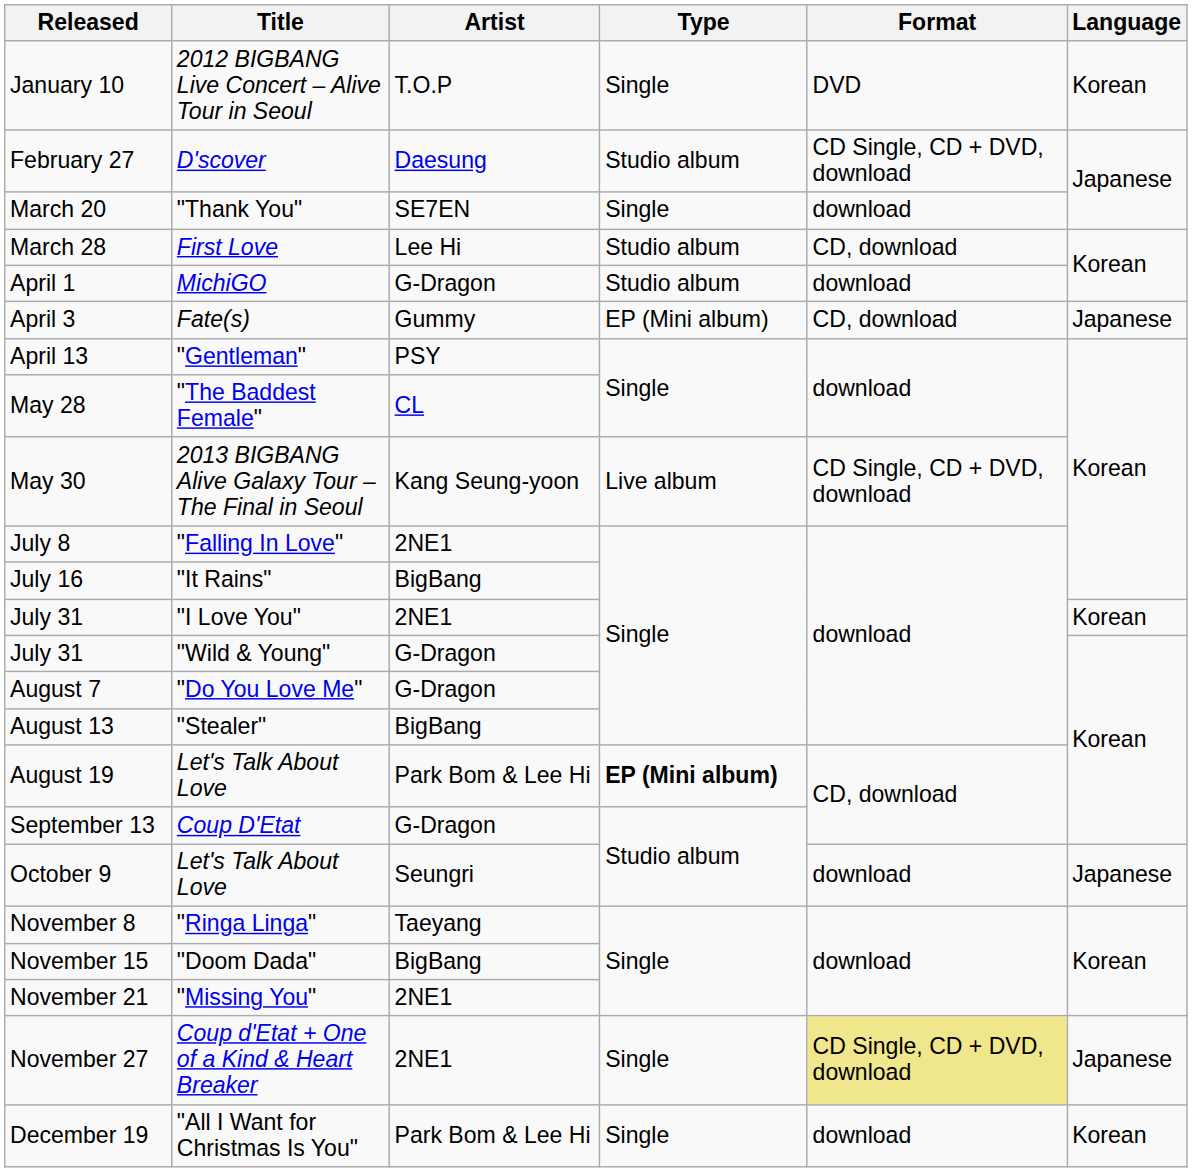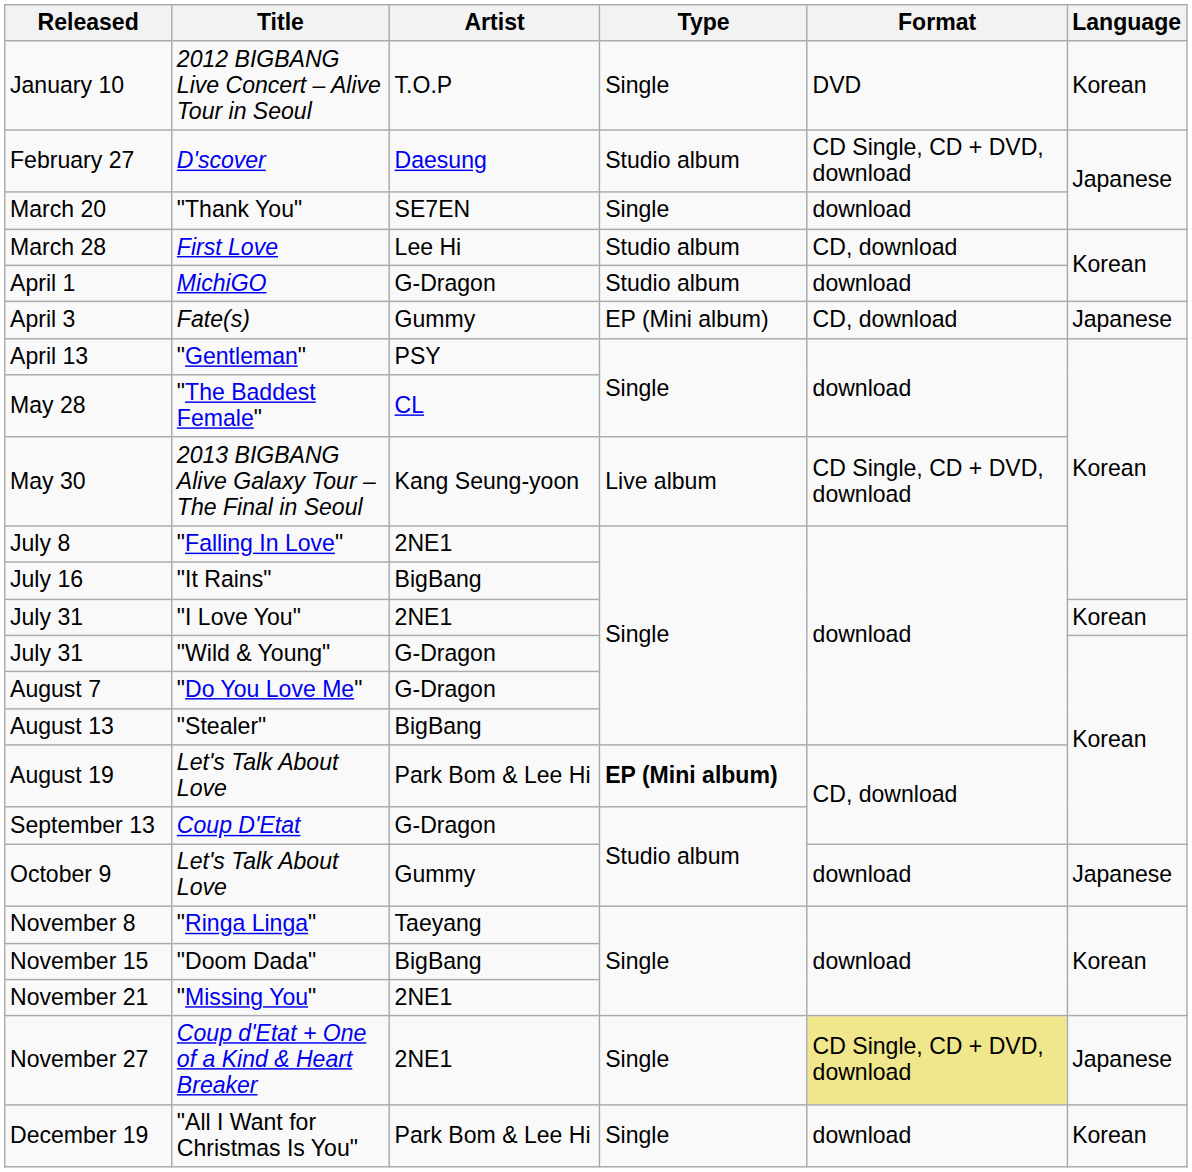(434, 874) Seungri -> (435, 874) Gummy
